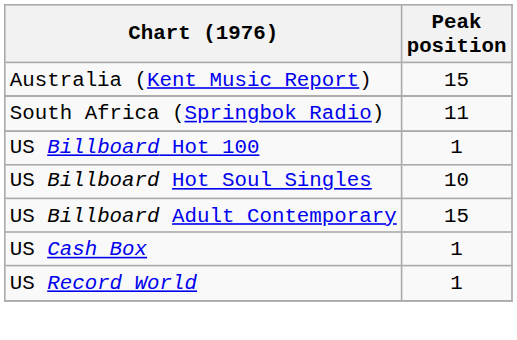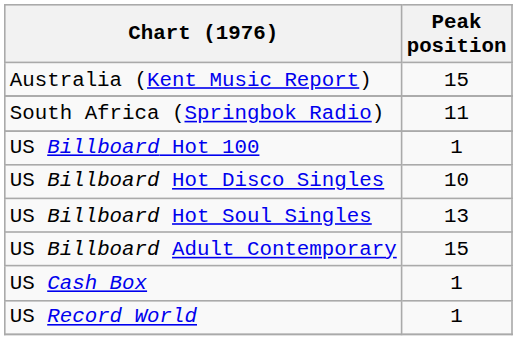+ row: (197, 181)
(457, 181) 10 -> (457, 215) 13
